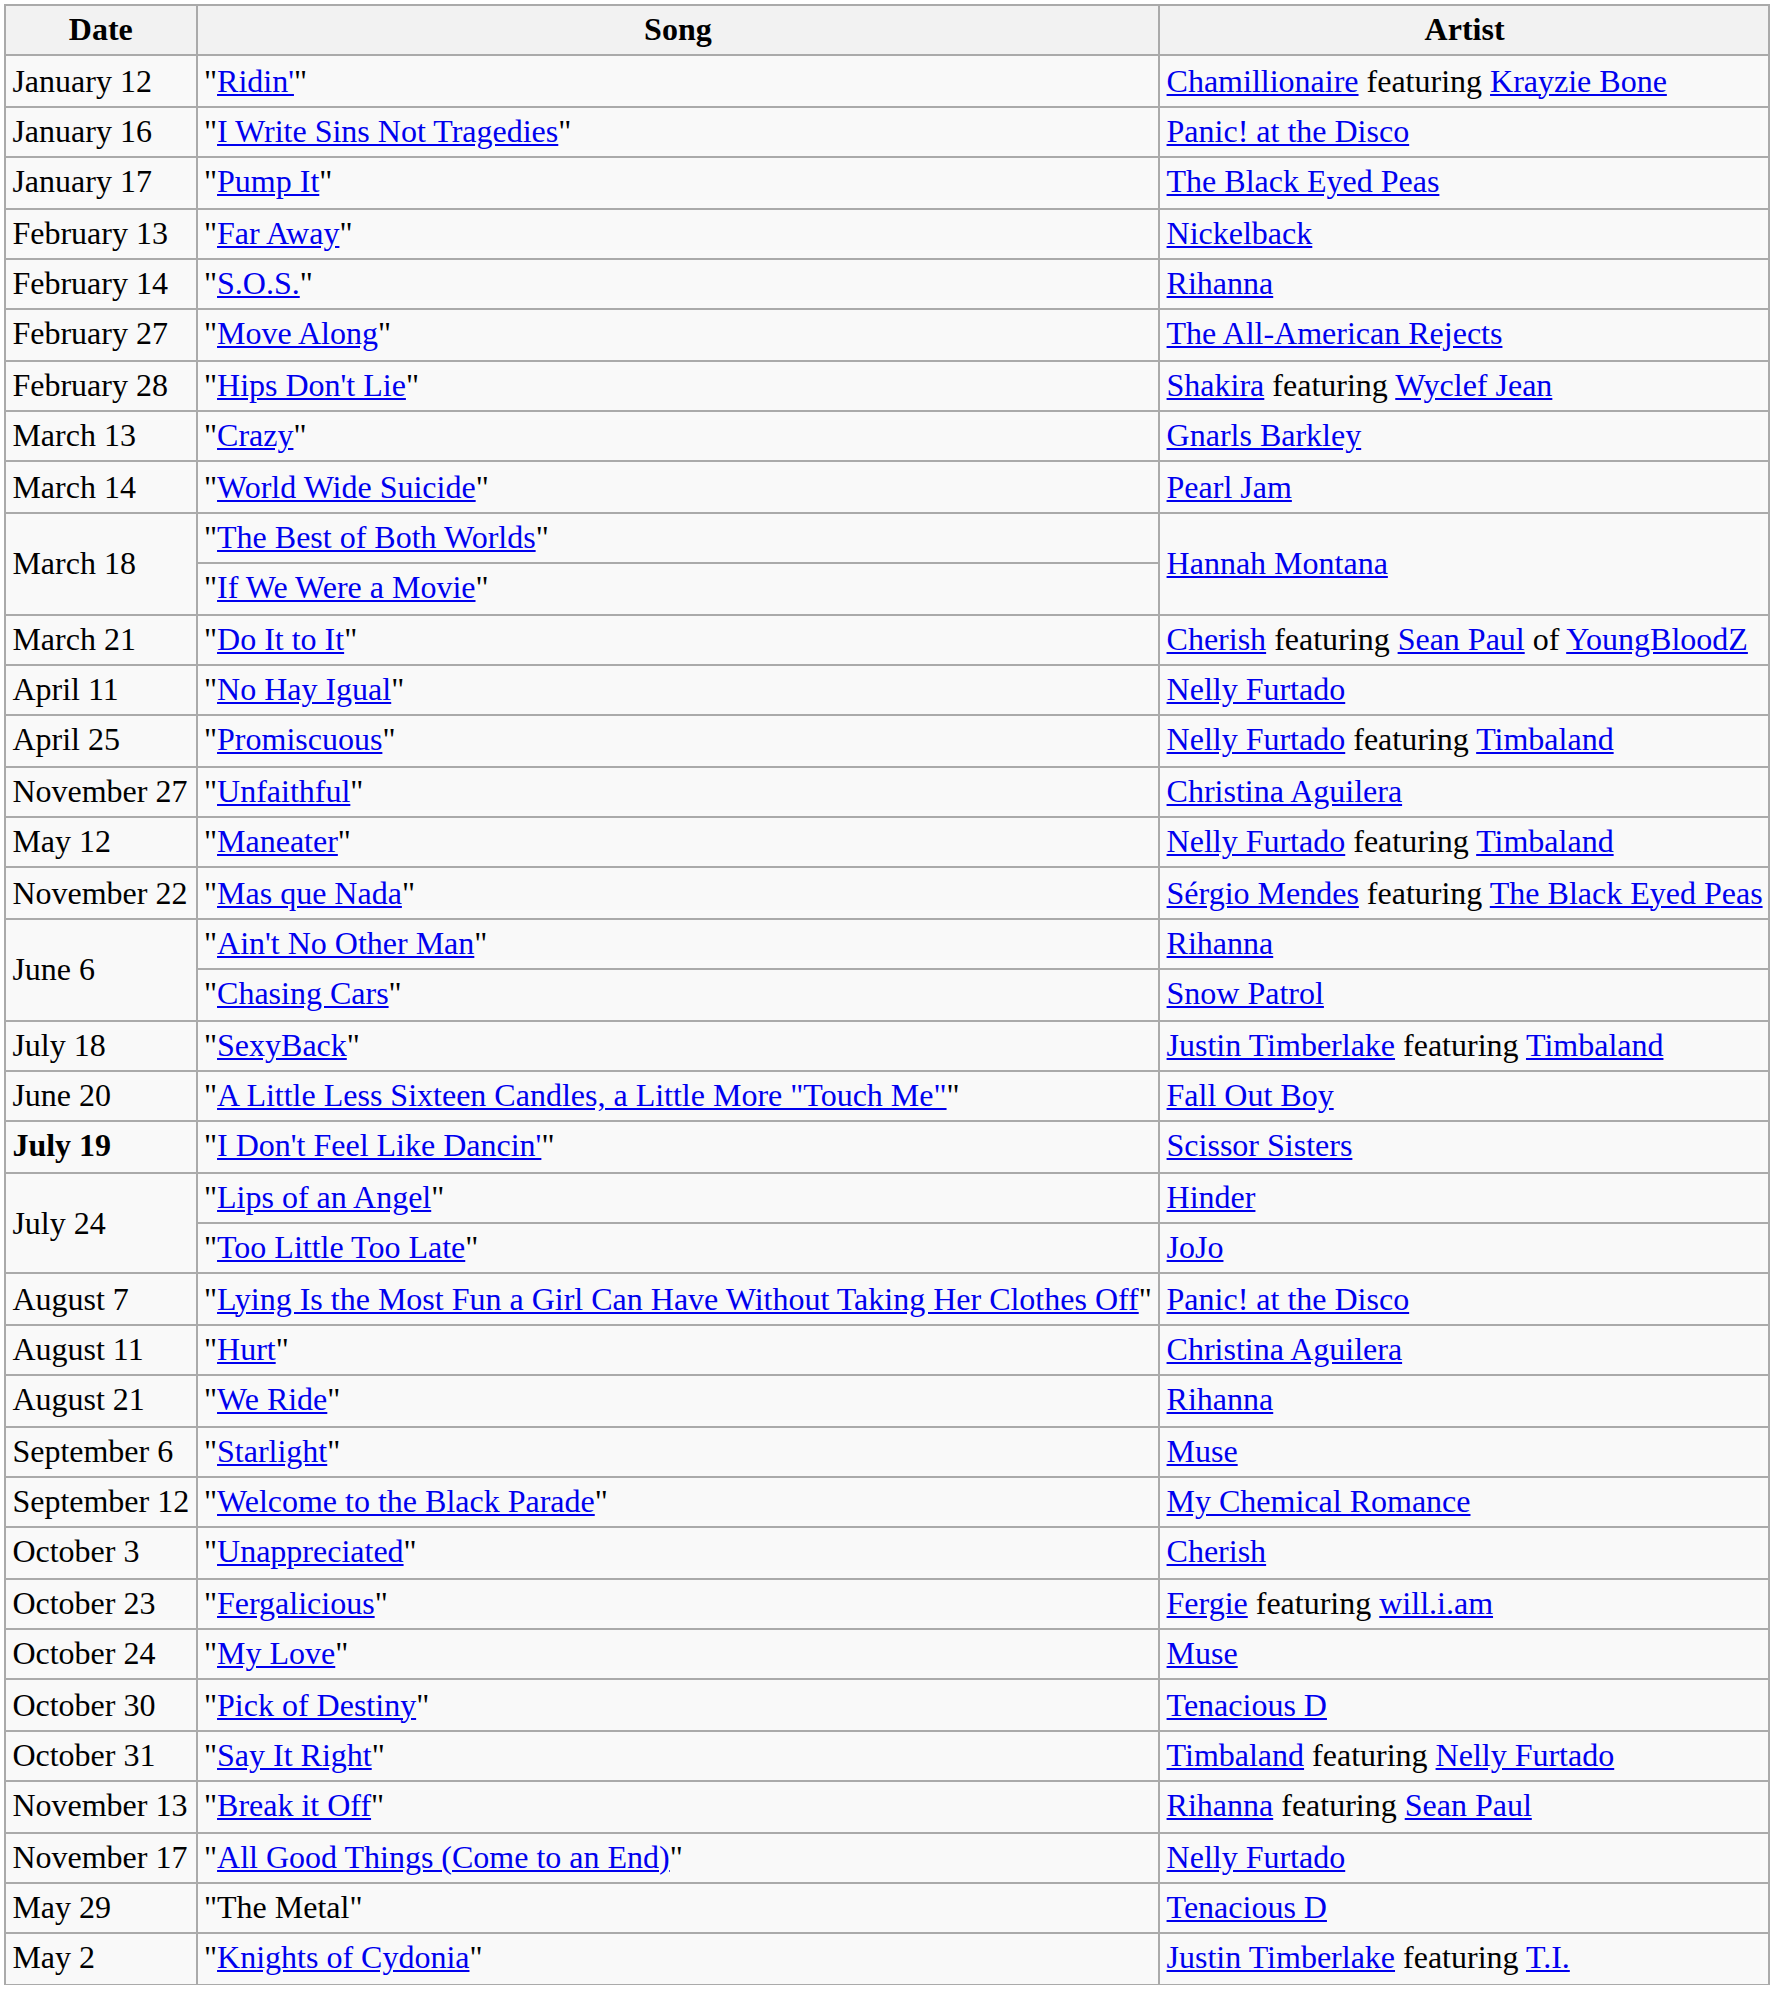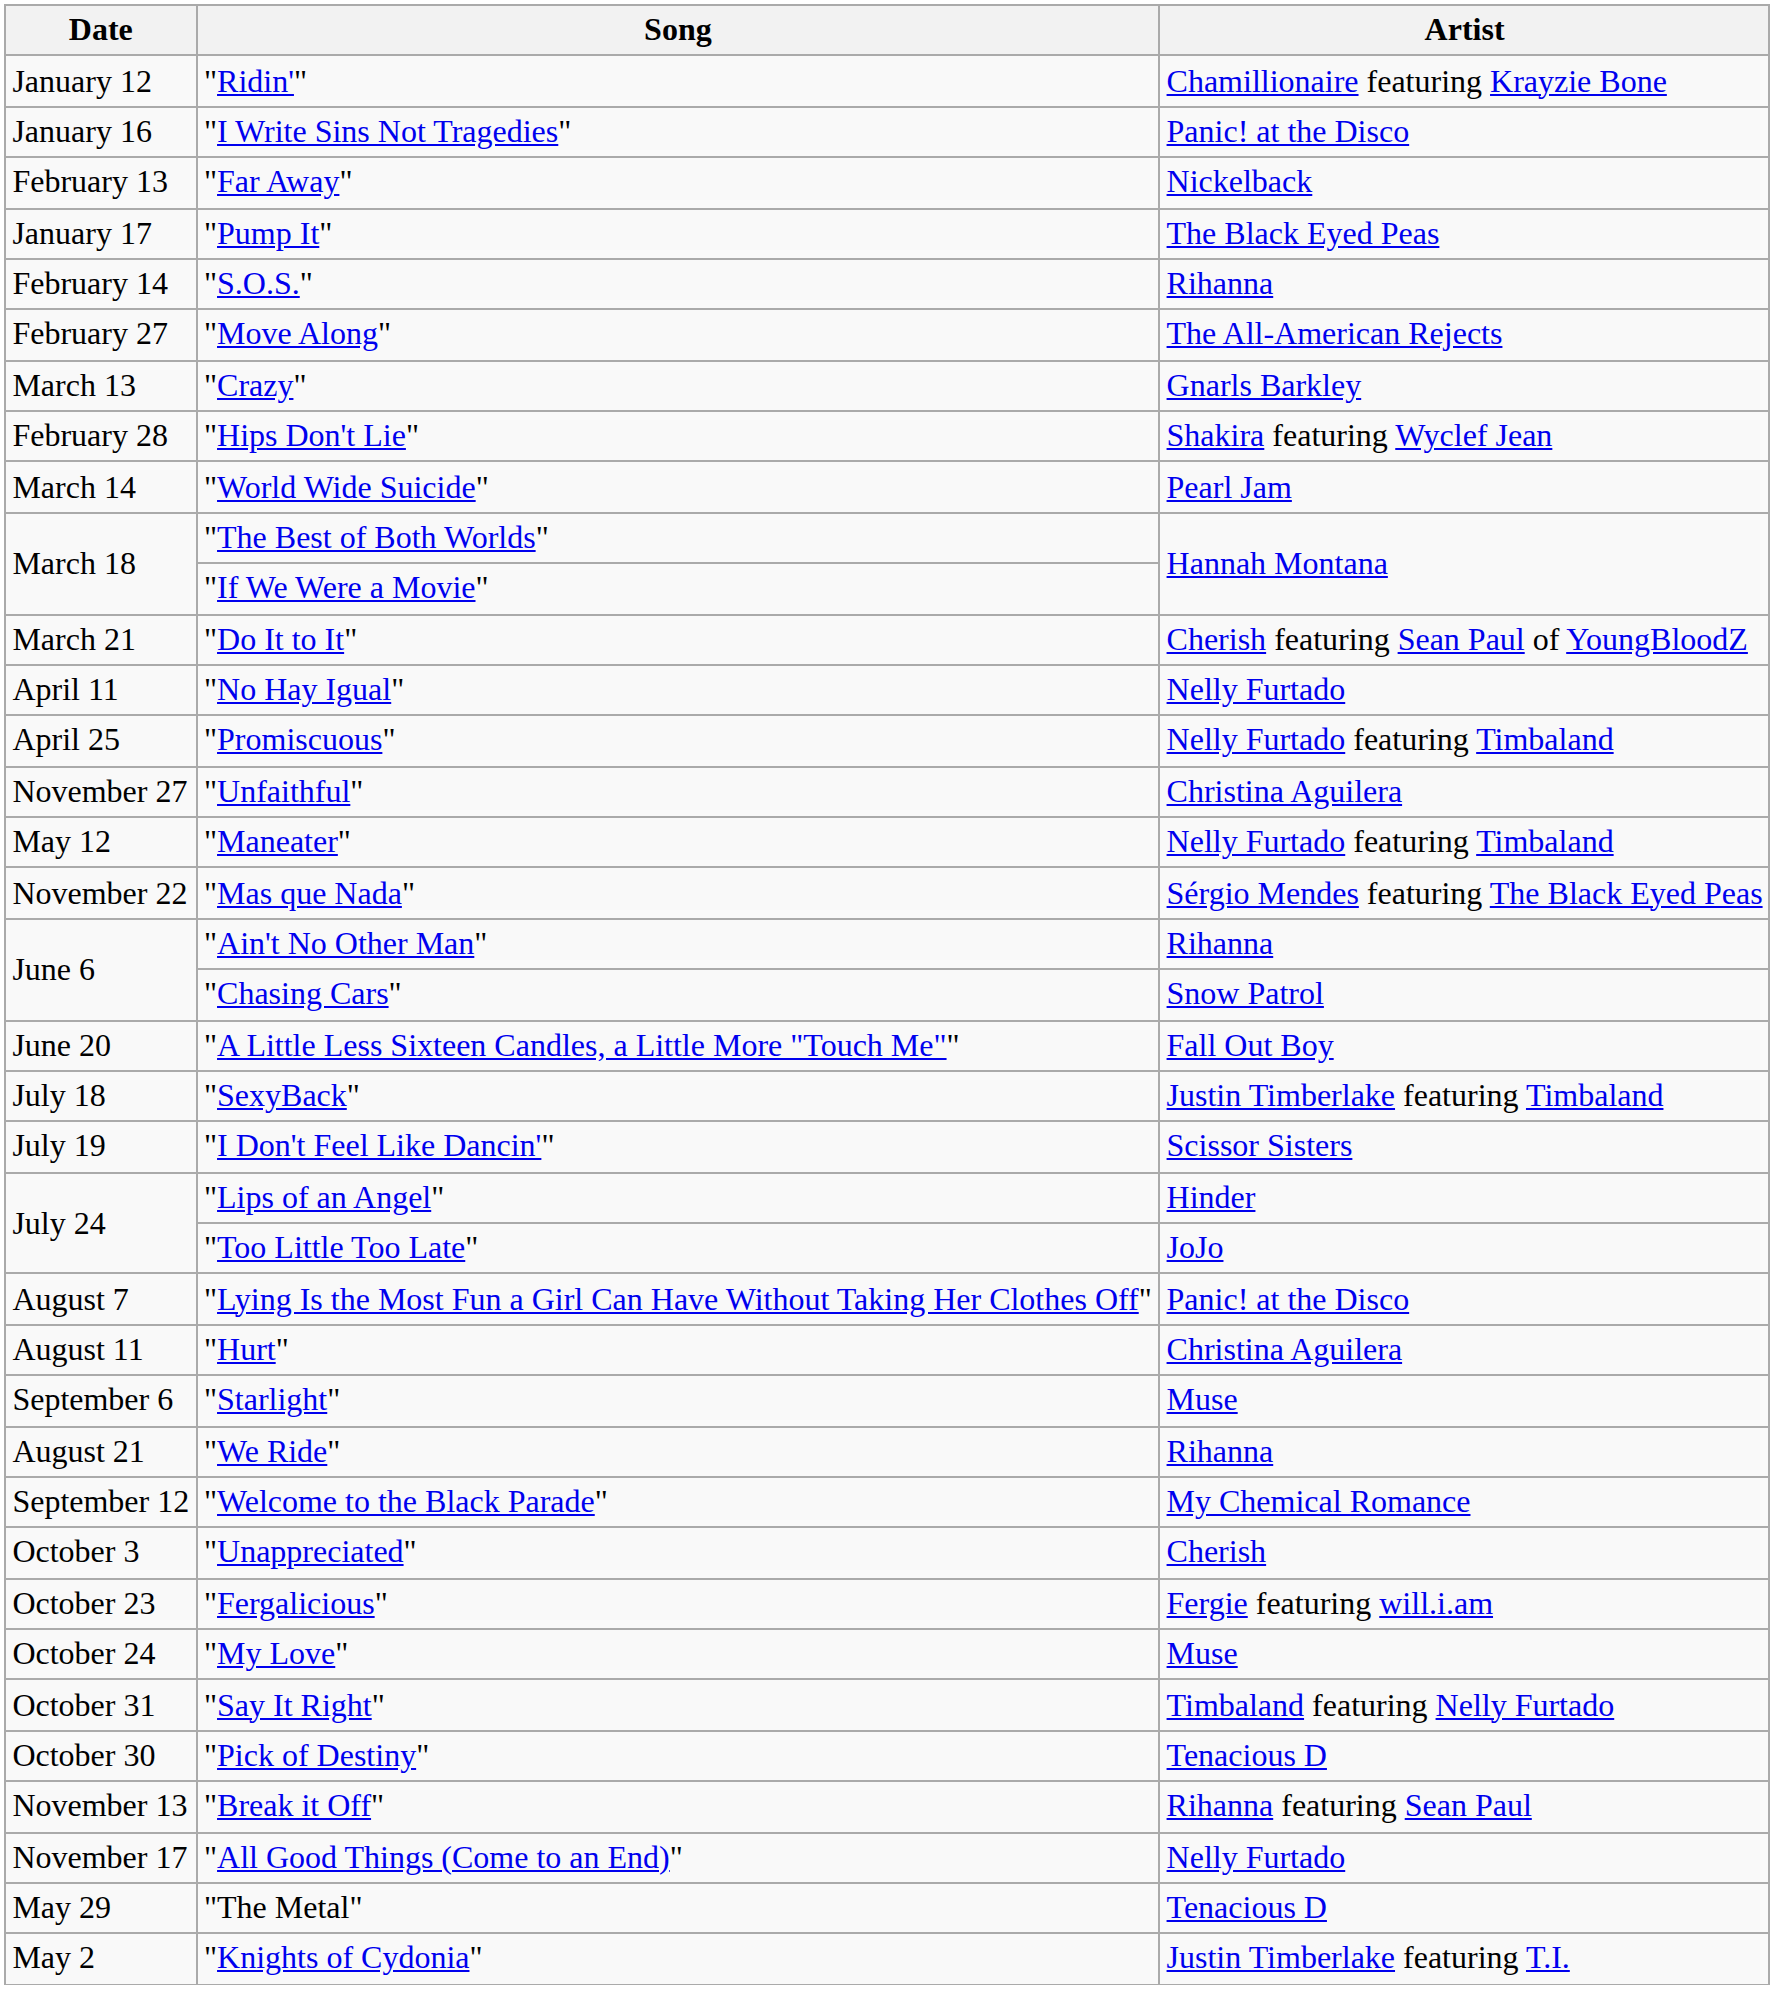rows swapped: (268, 182) <-> (278, 232)
rows swapped: (311, 385) <-> (255, 435)
rows swapped: (582, 1095) <-> (282, 1044)
(62, 1146) bold -> (59, 1146) normal
rows swapped: (272, 1400) <-> (272, 1450)
rows swapped: (317, 1704) <-> (294, 1755)
